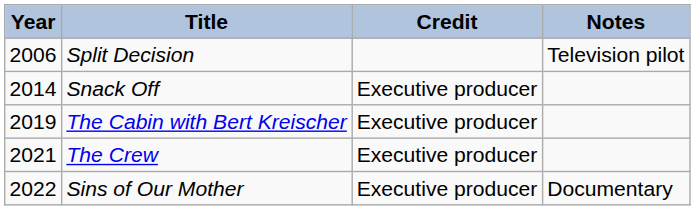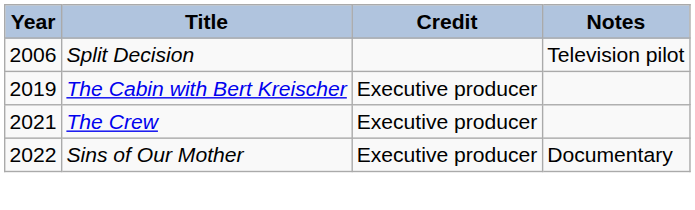- row: (113, 88)
